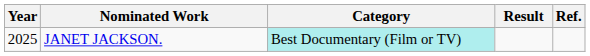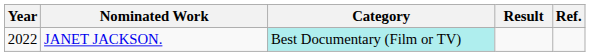(23, 39) 2025 -> (23, 39) 2022
